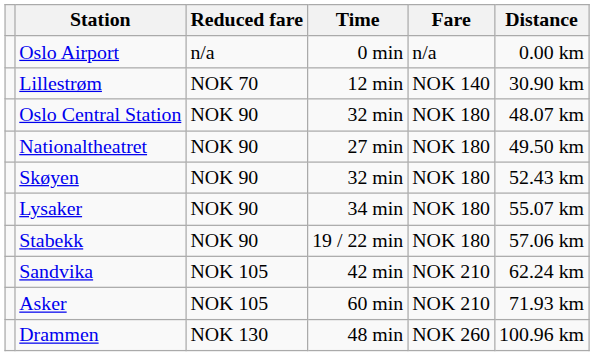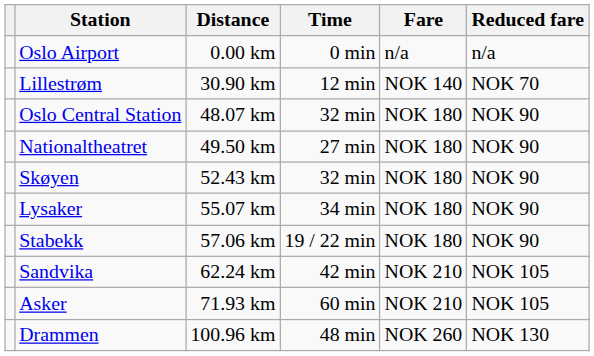columns swapped: (542, 20) <-> (247, 20)
